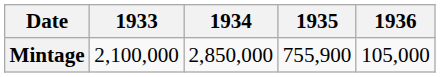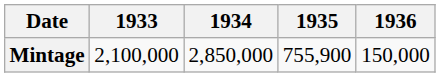(395, 54) 105,000 -> (395, 54) 150,000
